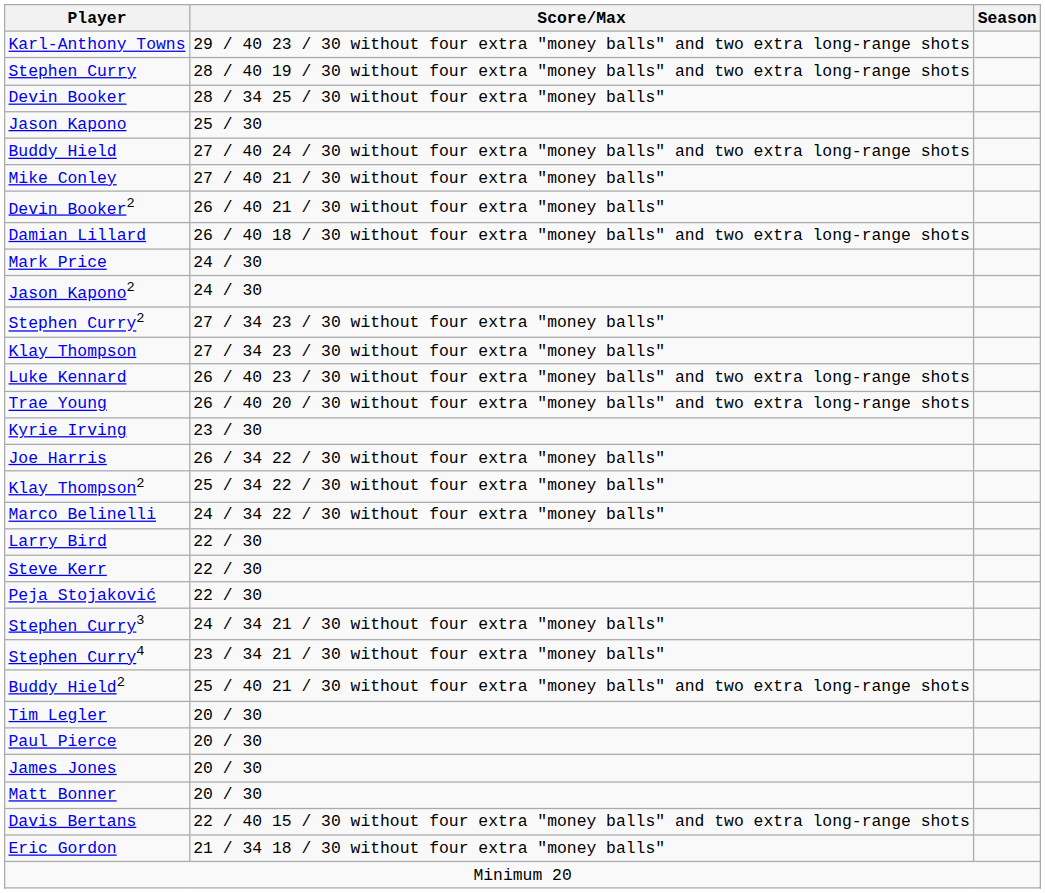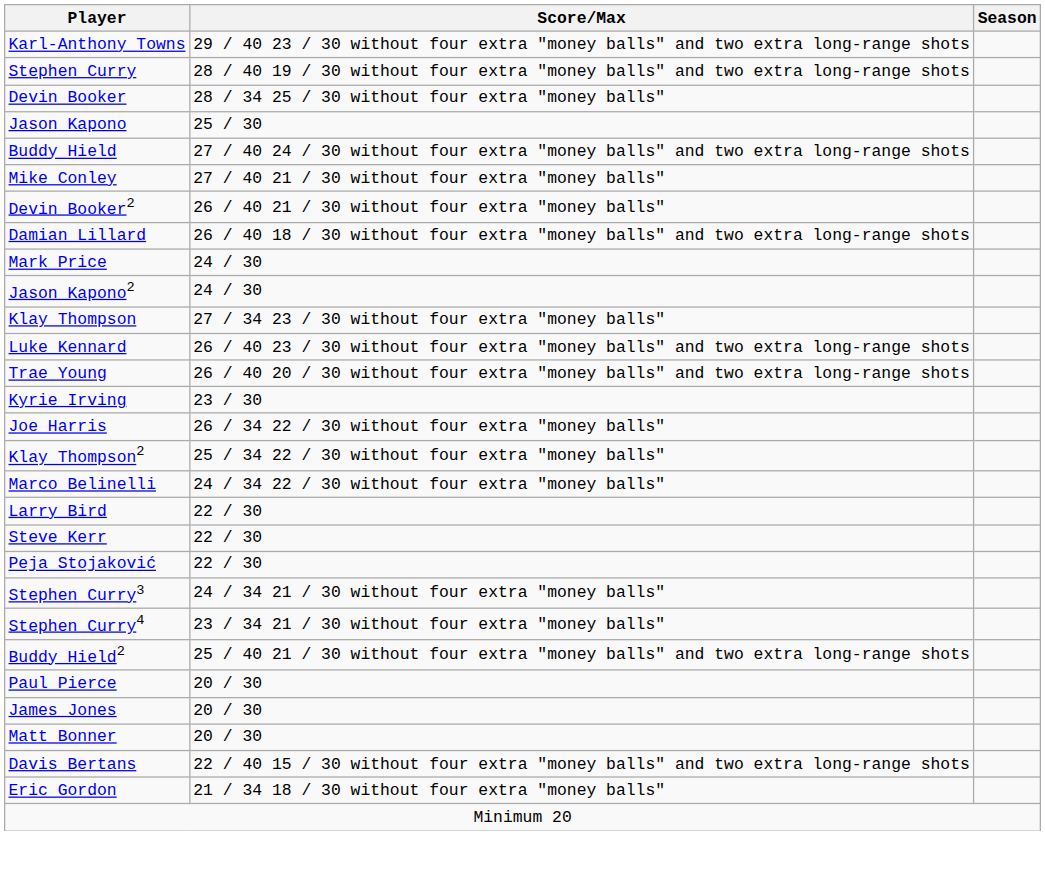- row: (77, 322)
- row: (58, 715)
